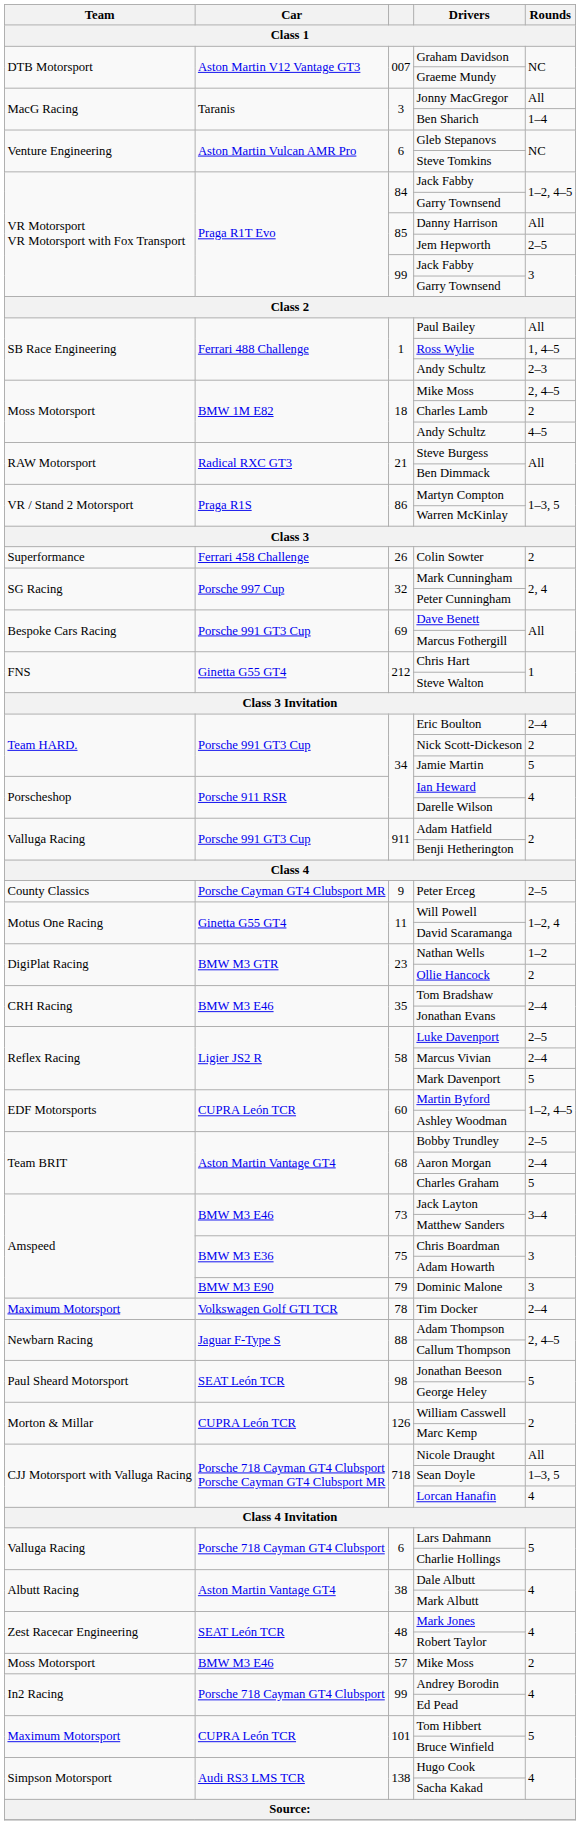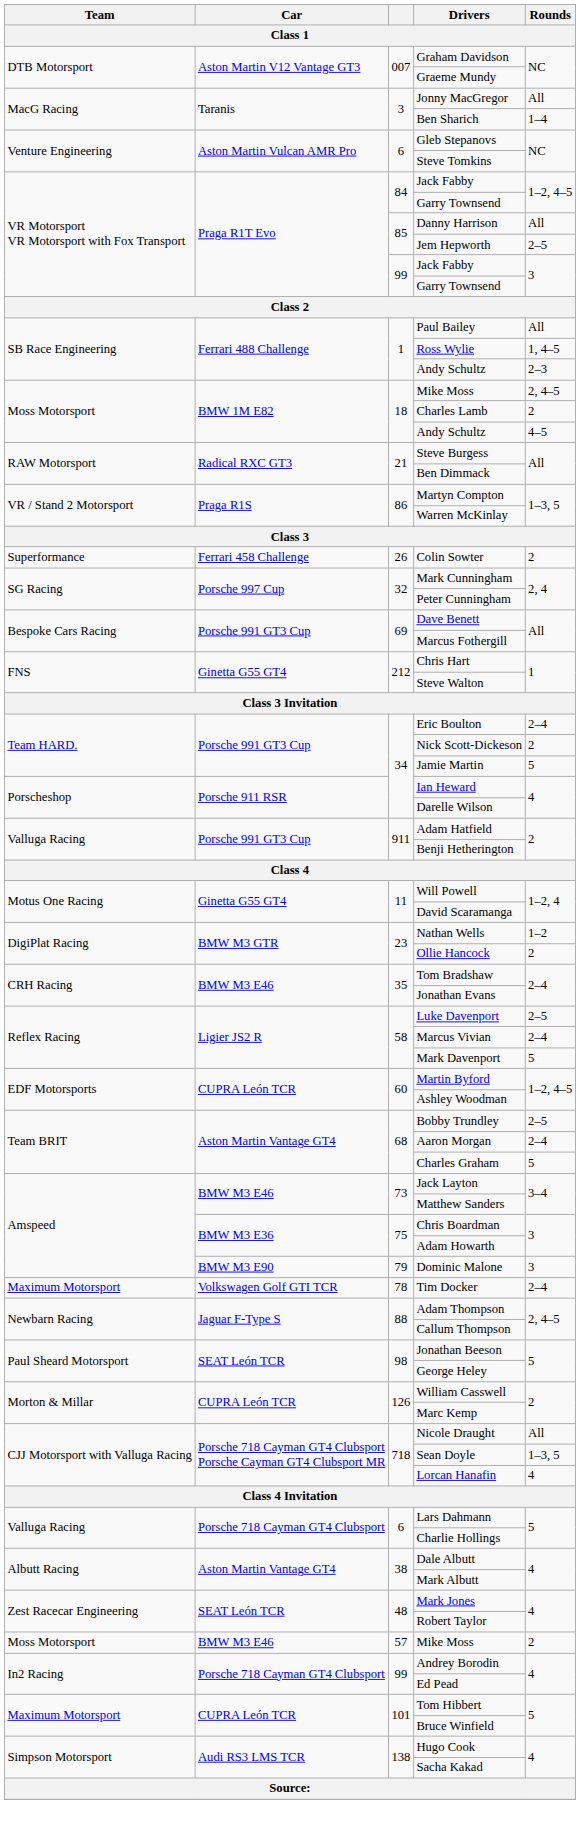- row: (401, 890)
